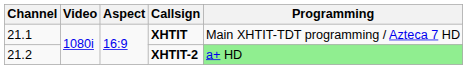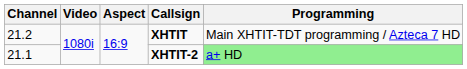(20, 34) 21.1 -> (20, 34) 21.2
(20, 54) 21.2 -> (20, 54) 21.1
